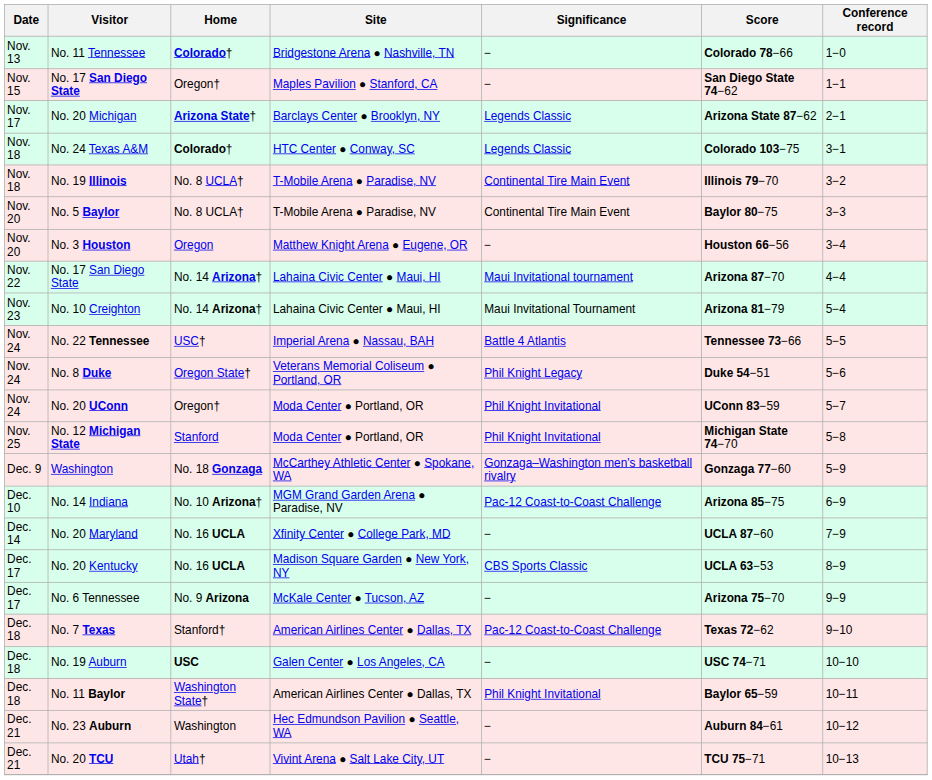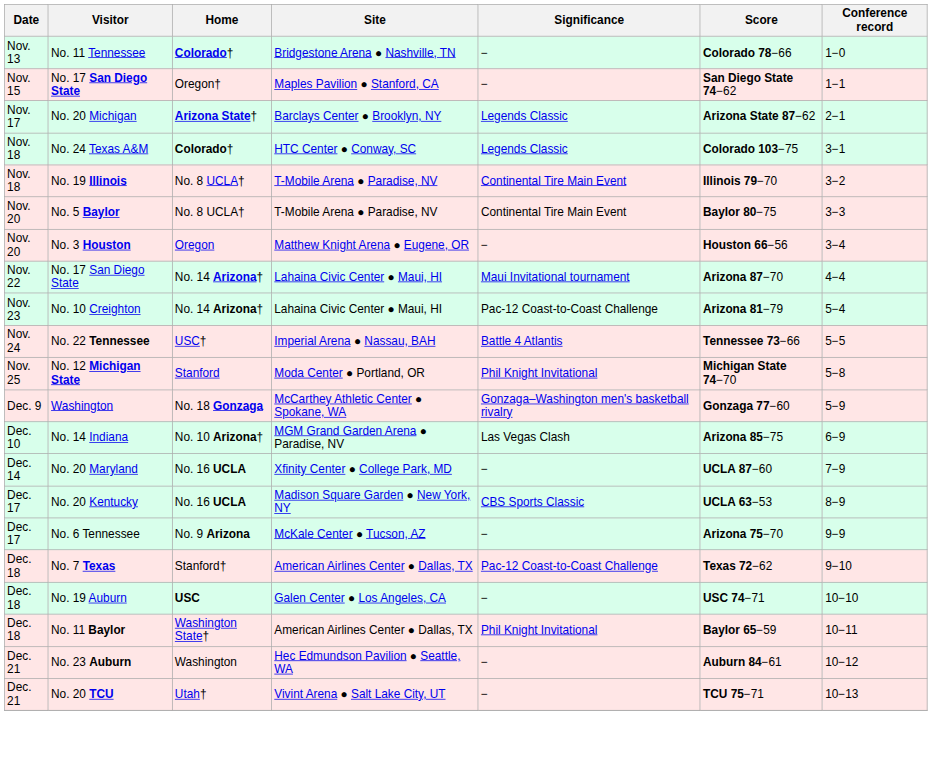(560, 309) Maui Invitational Tournament -> (569, 309) Pac-12 Coast-to-Coast Challenge
- row: (81, 373)
- row: (89, 405)
(573, 502) Pac-12 Coast-to-Coast Challenge -> (525, 437) Las Vegas Clash
